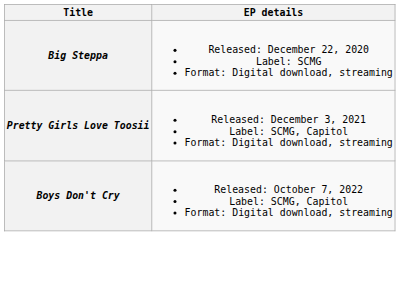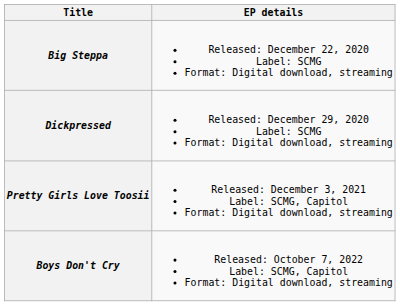+ row: (78, 126)
